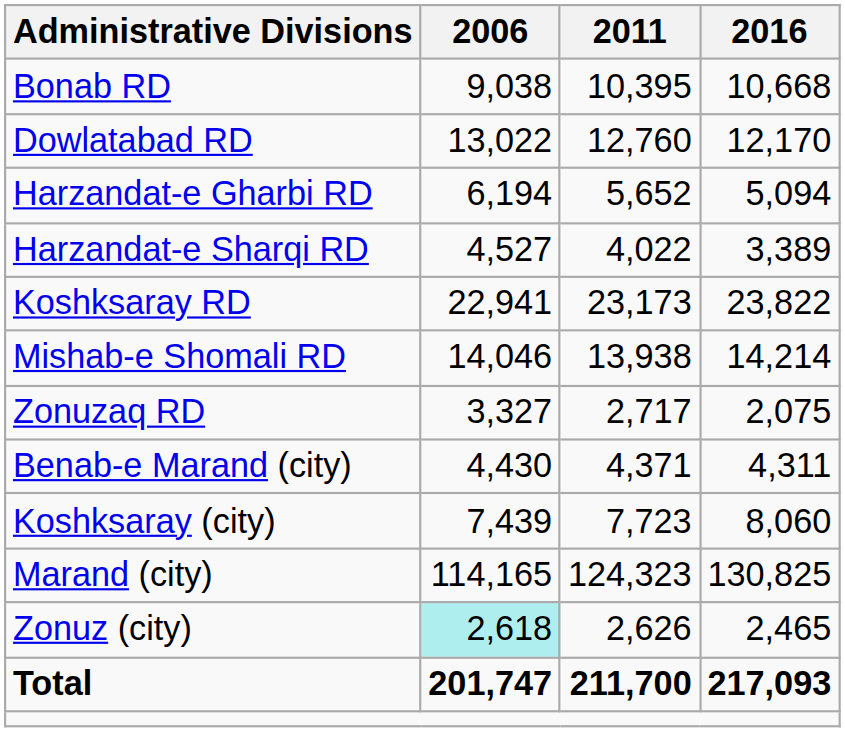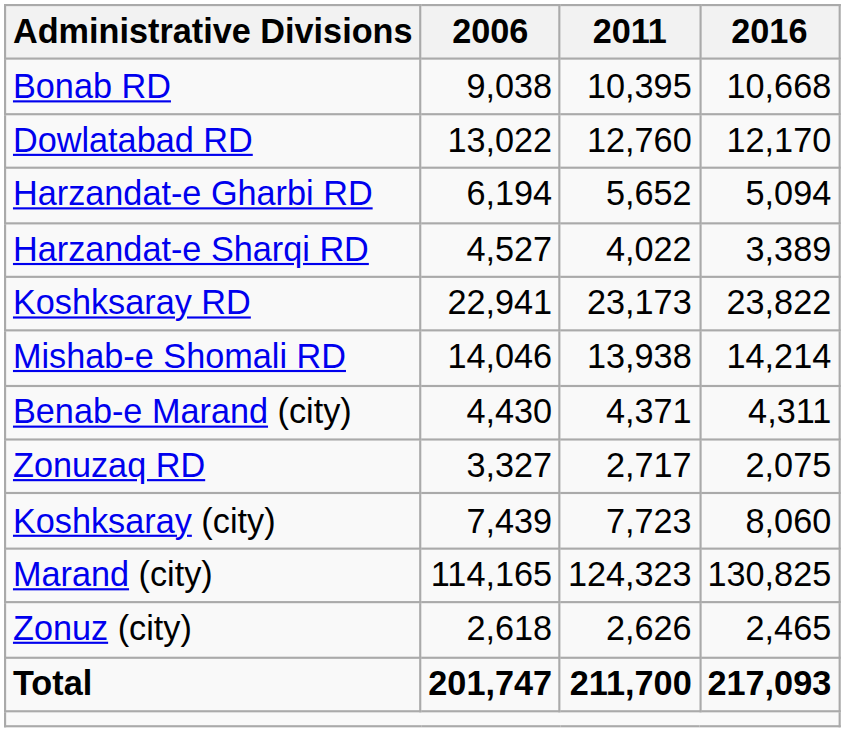rows swapped: (109, 411) <-> (182, 466)
(509, 628) paleturquoise background -> (509, 628) no background
